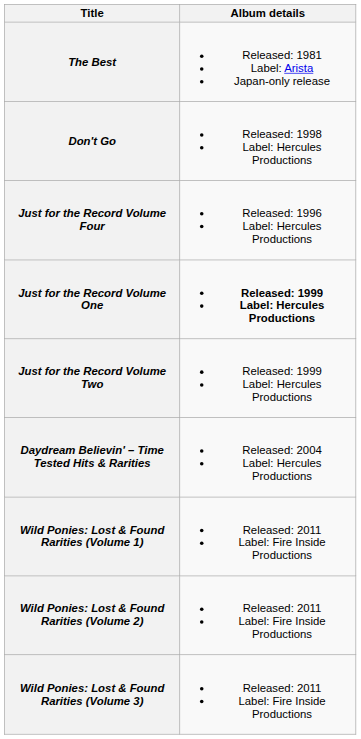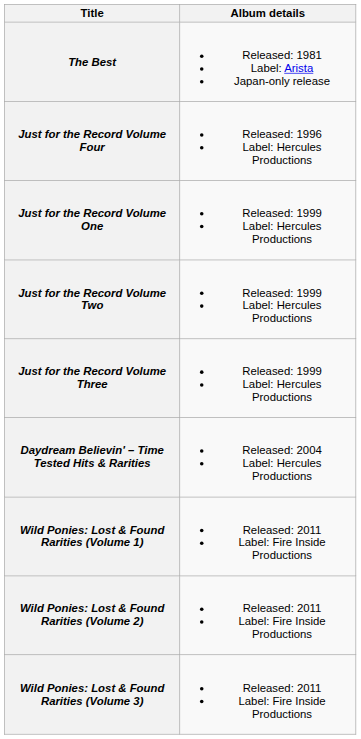- row: (92, 141)
(268, 306) bold -> (268, 226) normal
+ row: (92, 378)
